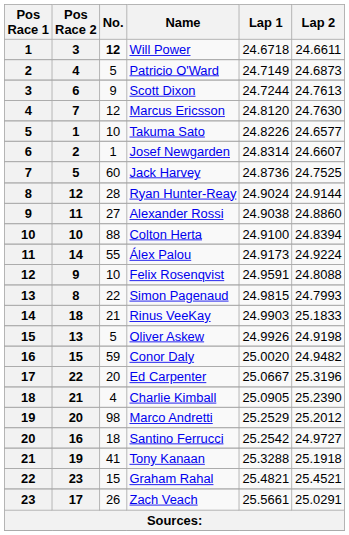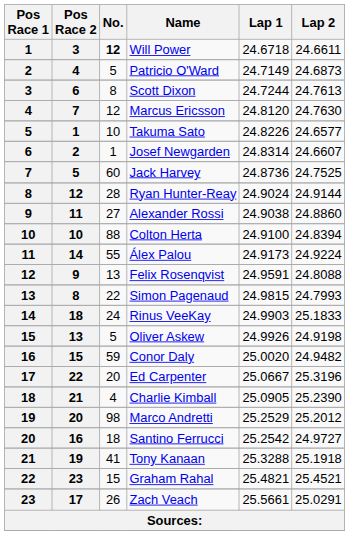(113, 91) 9 -> (113, 91) 8
(113, 275) 10 -> (113, 275) 13
(113, 316) 21 -> (113, 316) 24
